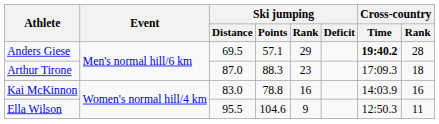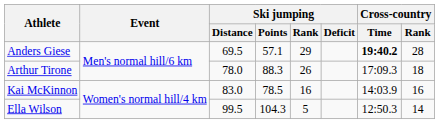(232, 71) 87.0 -> (232, 71) 78.0
(306, 71) 23 -> (306, 71) 26
(273, 90) 78.8 -> (273, 90) 78.5
(232, 109) 95.5 -> (232, 109) 99.5
(273, 109) 104.6 -> (273, 109) 104.3
(306, 109) 9 -> (306, 109) 5
(418, 109) 11 -> (418, 109) 14
